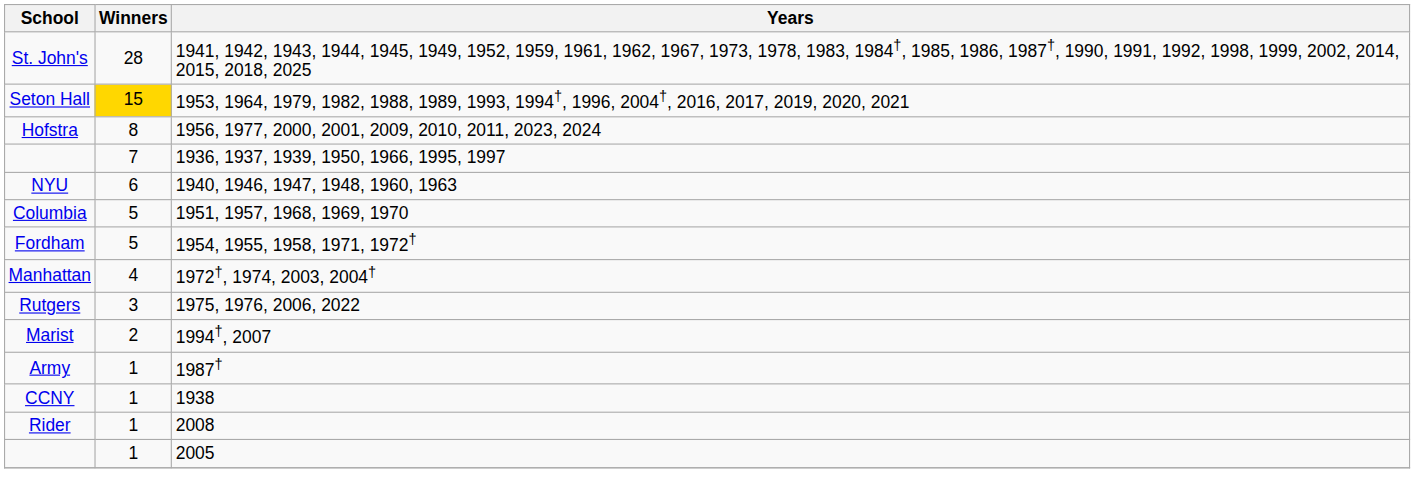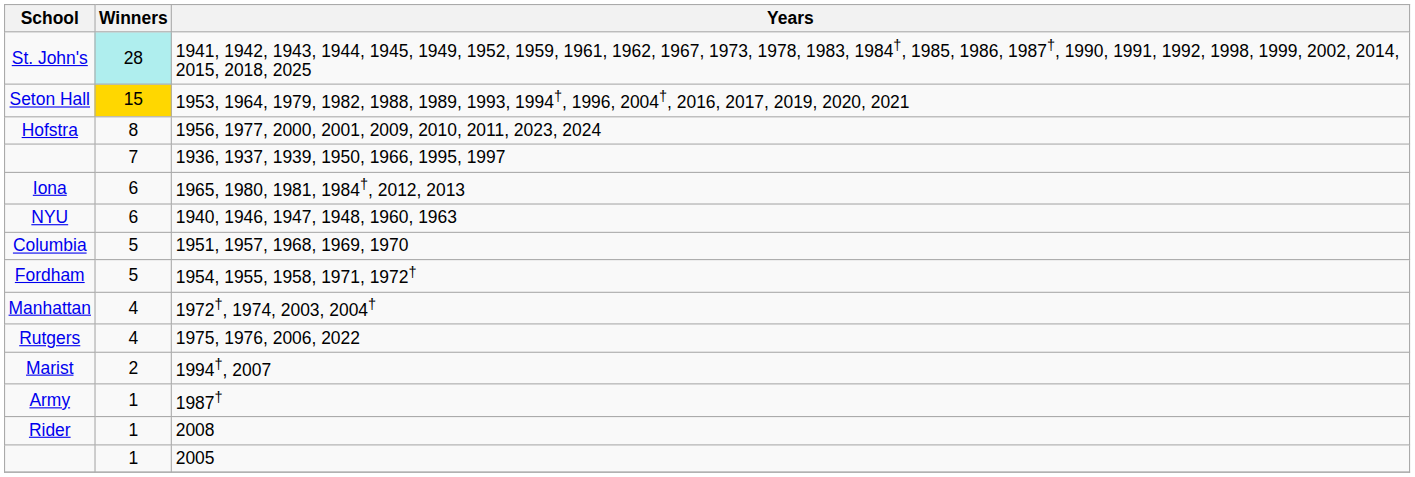(133, 58) no background -> (133, 58) paleturquoise background
+ row: (50, 188)
(133, 305) 3 -> (133, 338) 4
- row: (50, 398)
